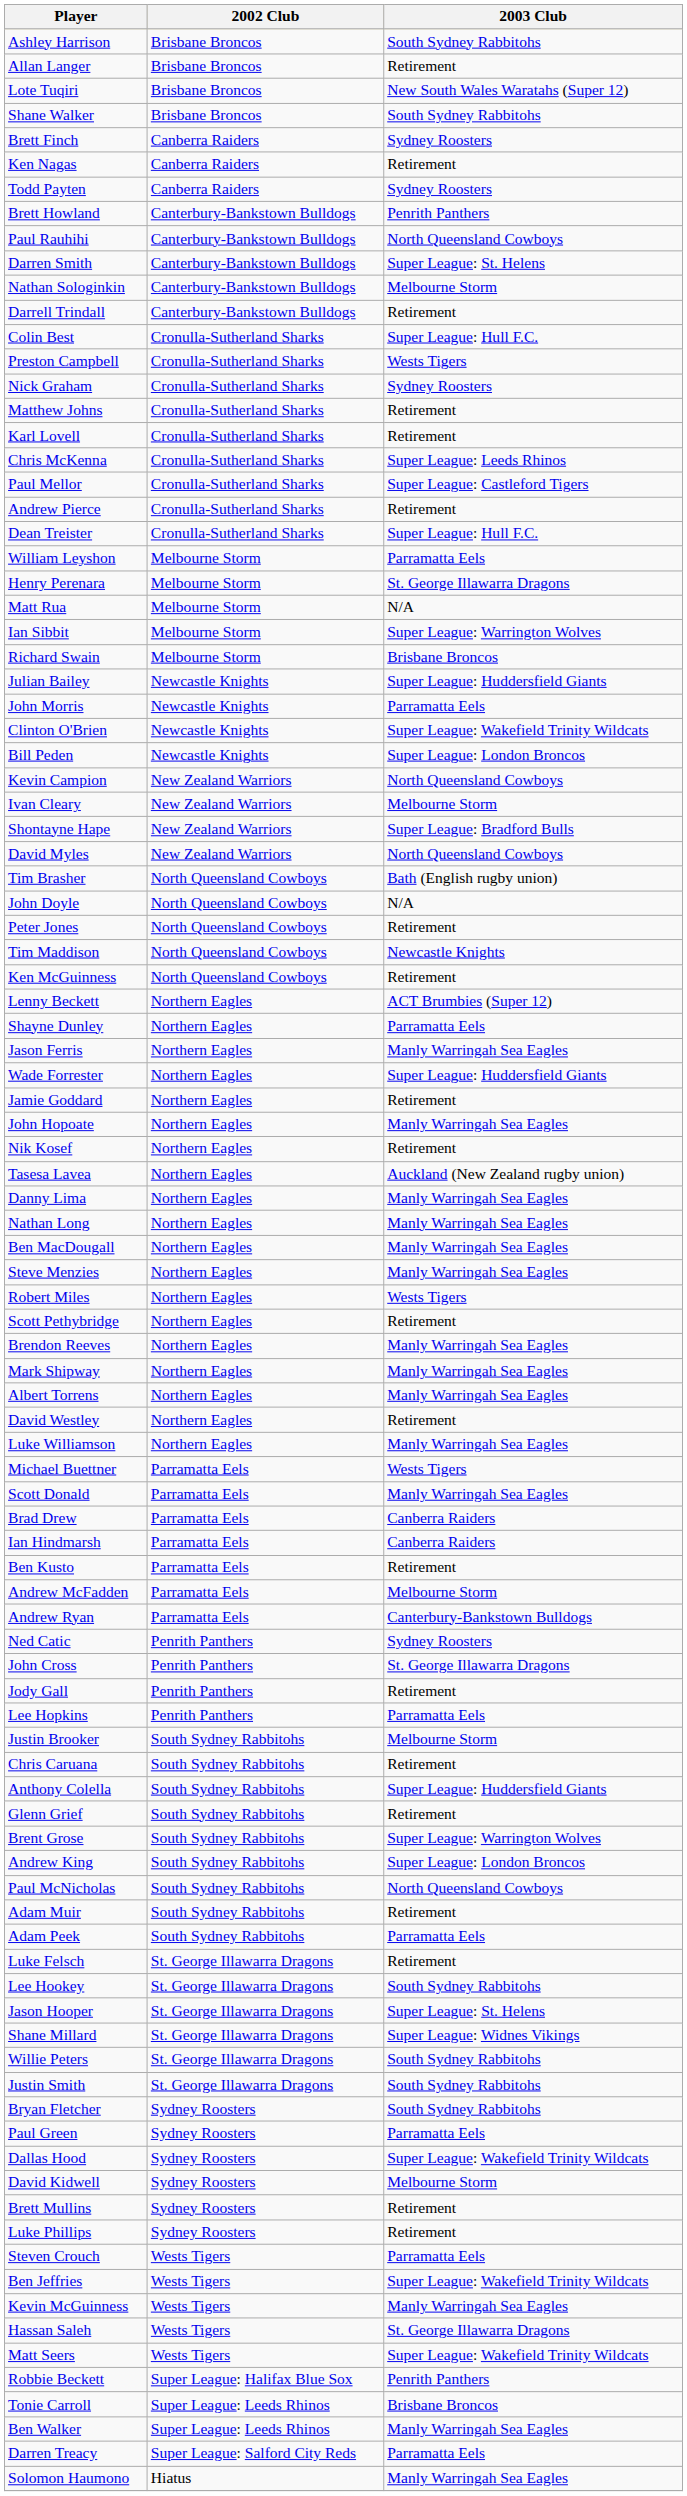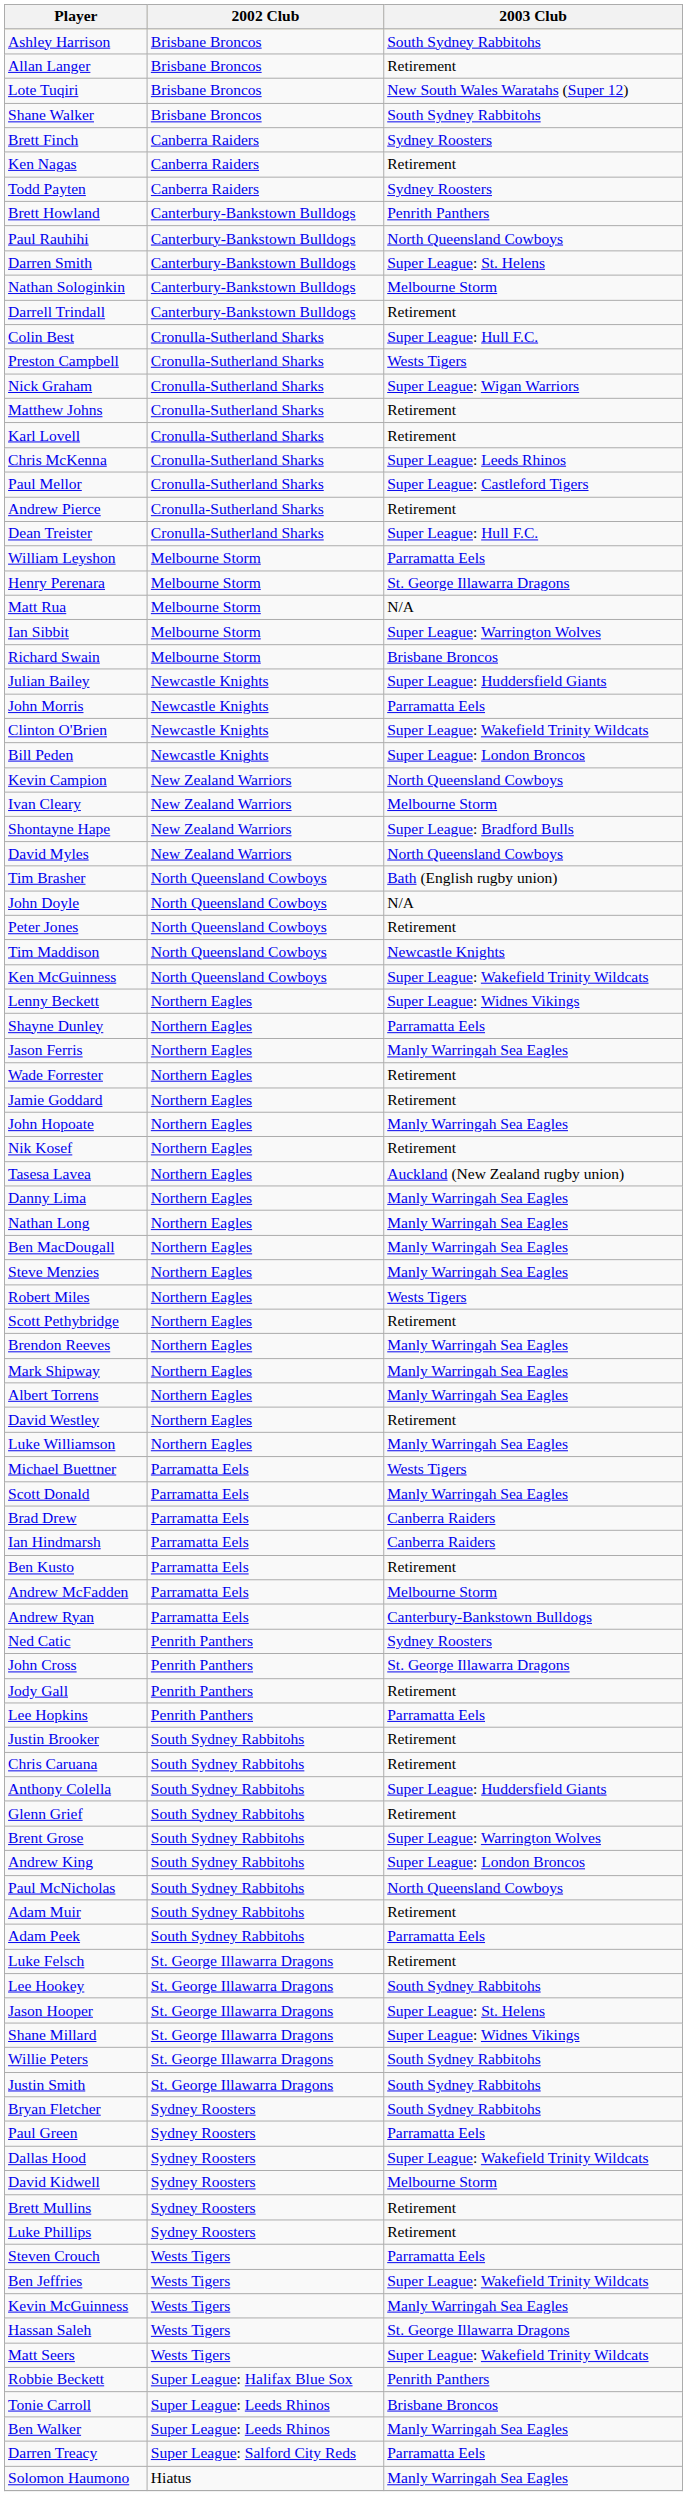(440, 386) Sydney Roosters -> (483, 386) Super League: Wigan Warriors
(422, 976) Retirement -> (518, 976) Super League: Wakefield Trinity Wildcats
(470, 1001) ACT Brumbies (Super 12) -> (483, 1001) Super League: Widnes Vikings
(497, 1075) Super League: Huddersfield Giants -> (422, 1075) Retirement
(442, 1739) Melbourne Storm -> (422, 1739) Retirement
